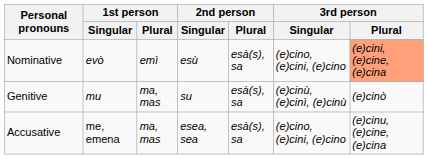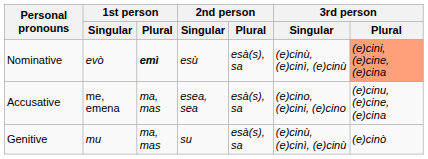(149, 60) normal -> (149, 60) bold
(311, 60) (e)cino, (e)cini, (e)cino -> (311, 60) (e)cinù, (e)cinì, (e)cinù
rows swapped: (27, 96) <-> (34, 132)
